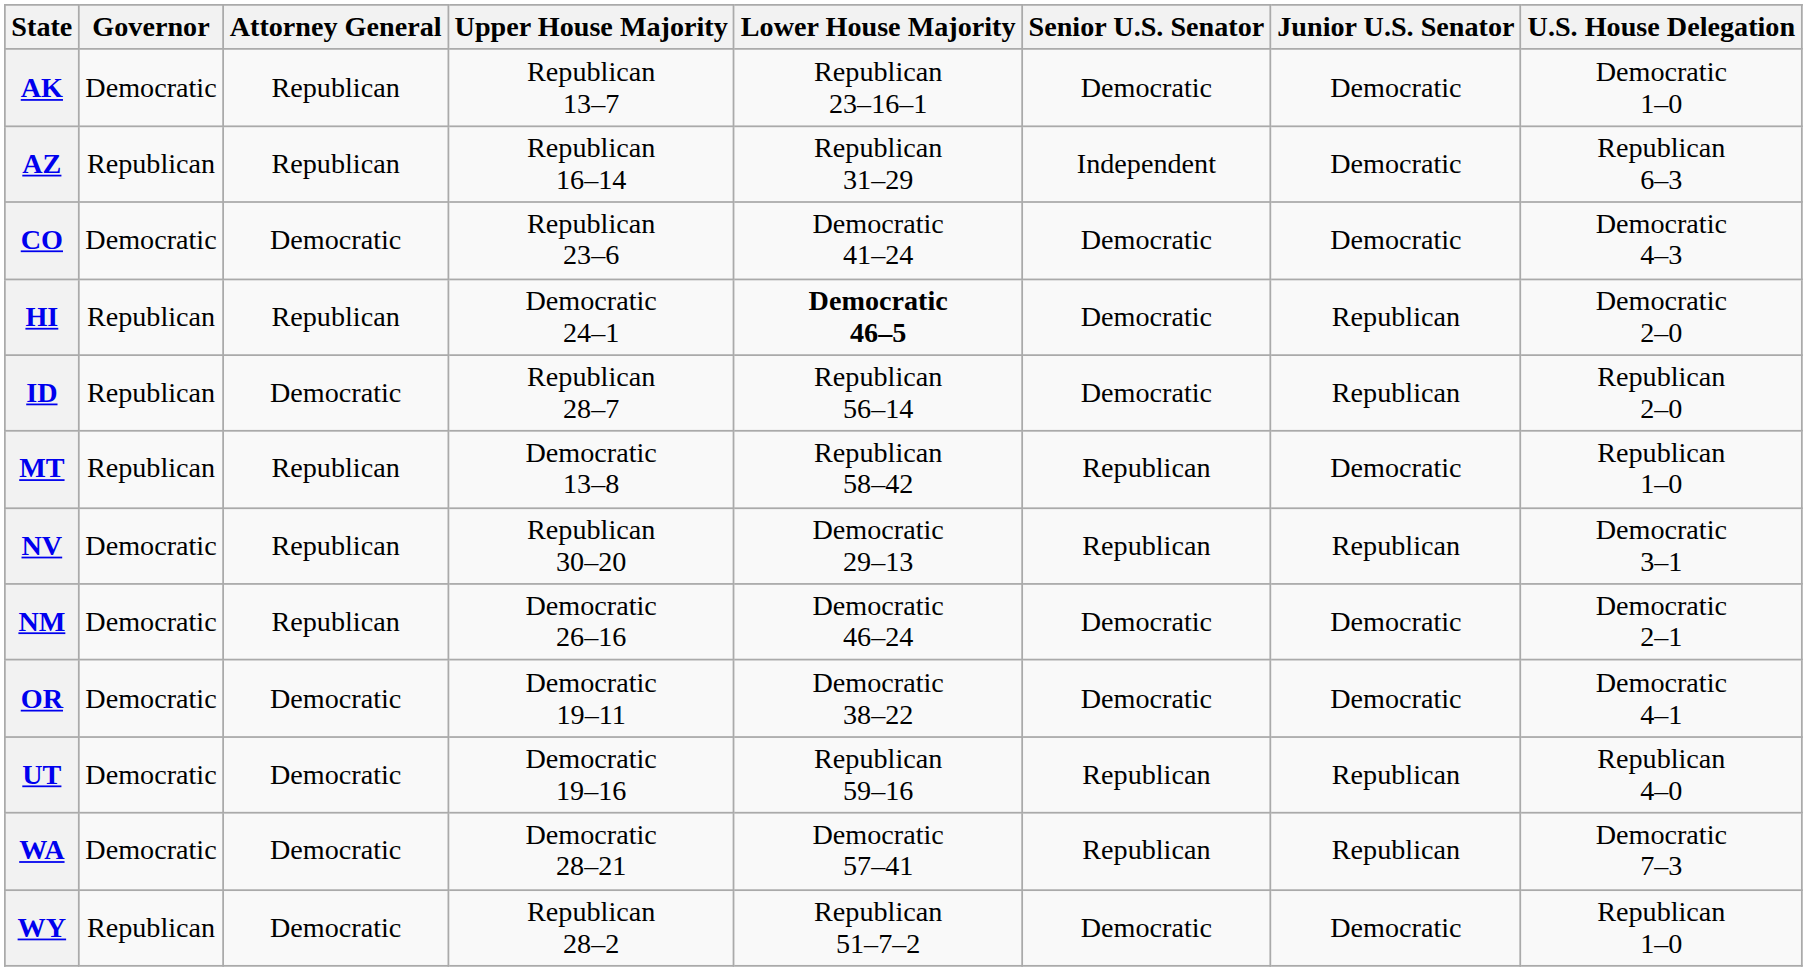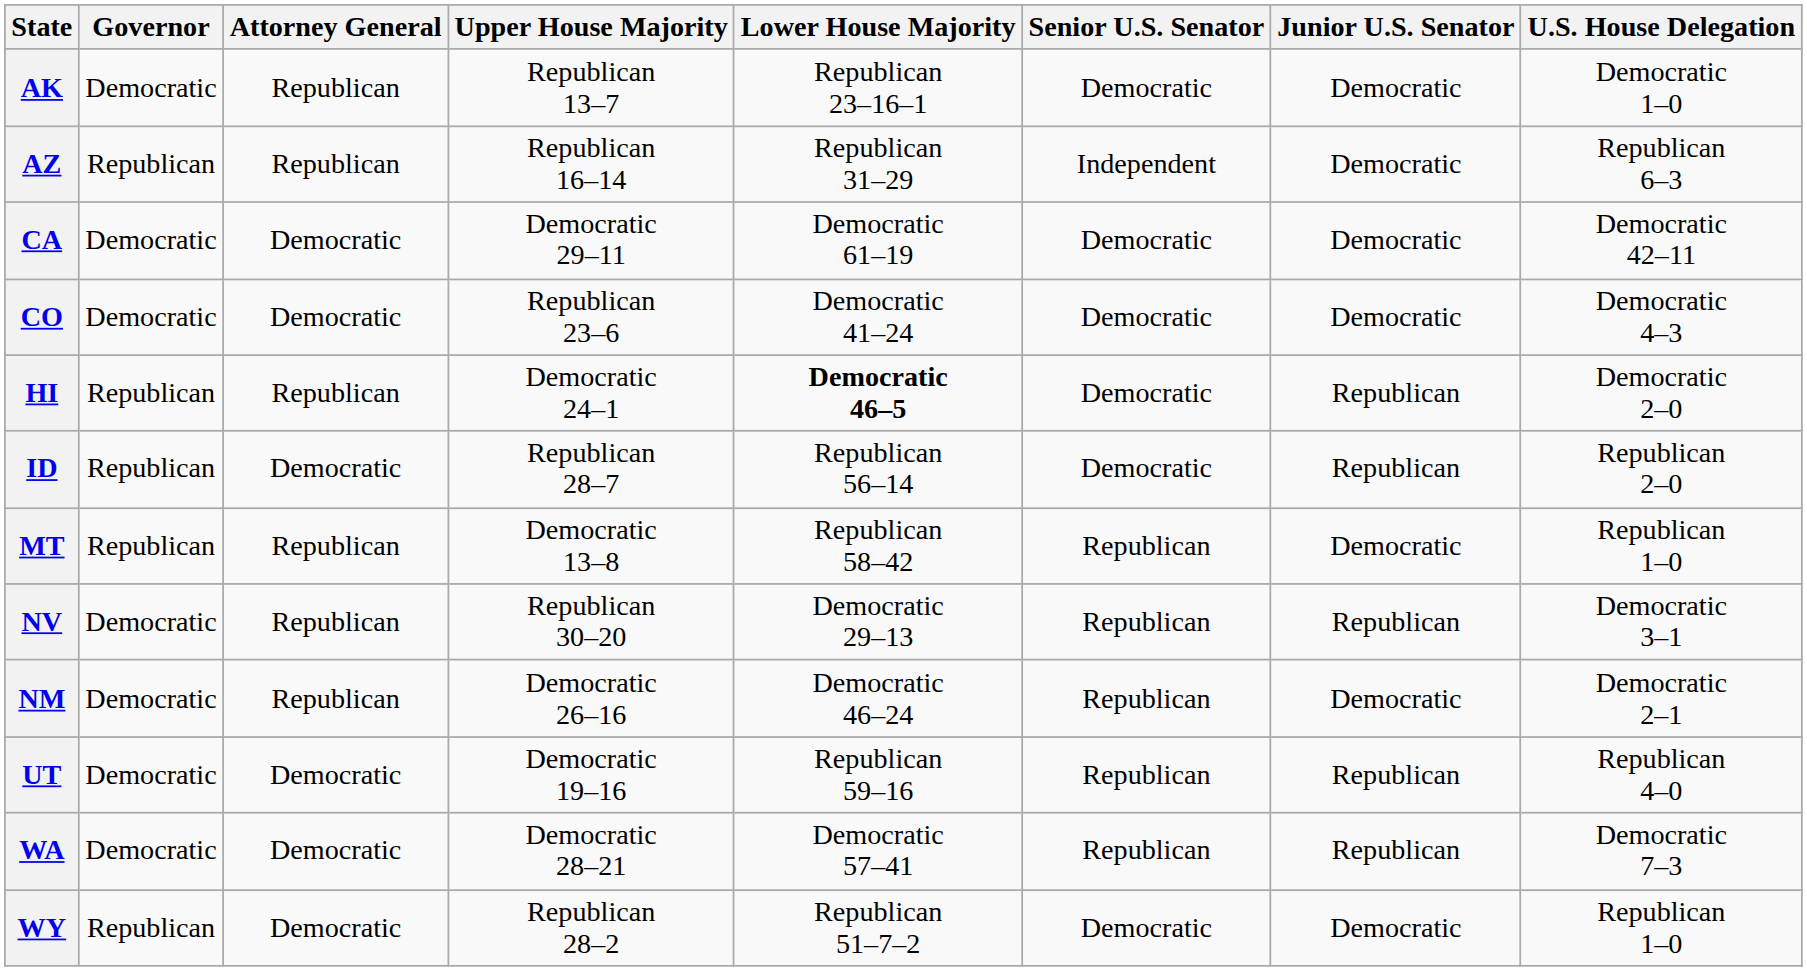+ row: (42, 240)
(1146, 621) Democratic -> (1146, 698) Republican
- row: (42, 698)
